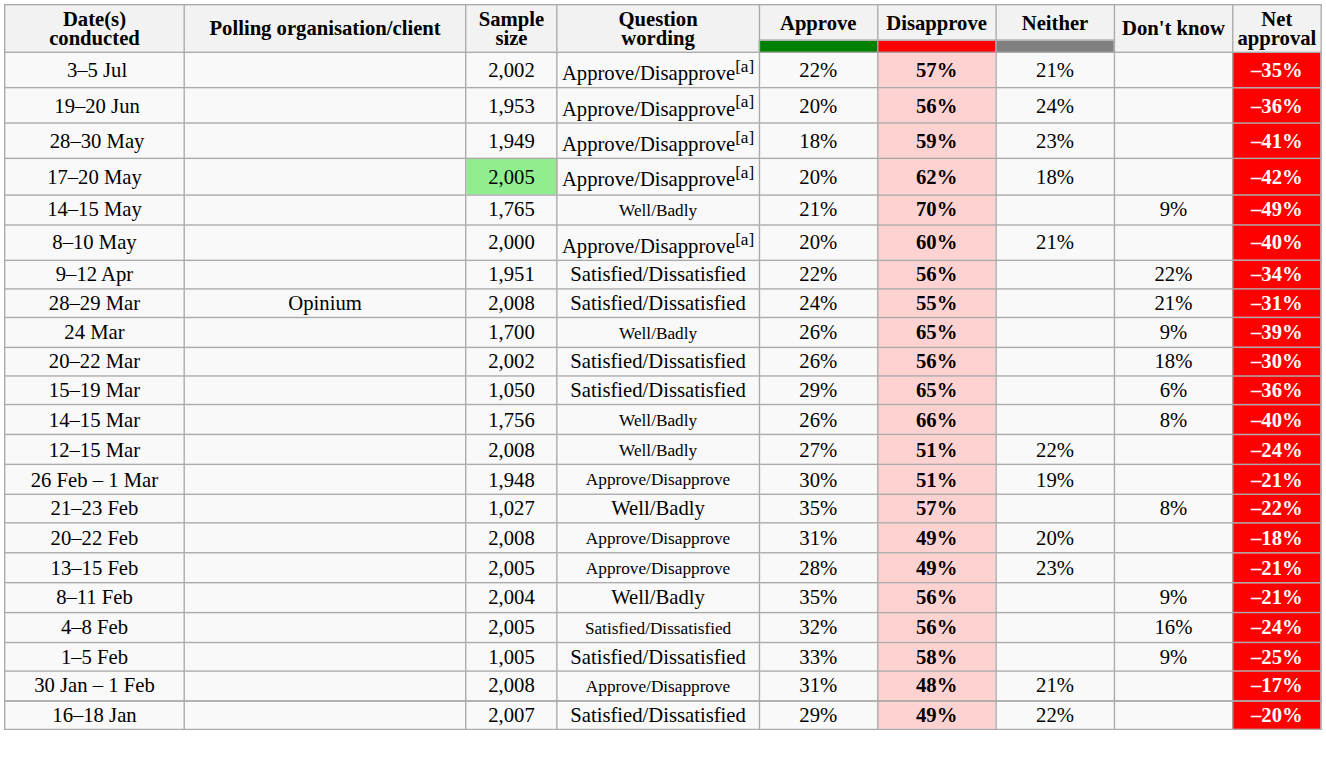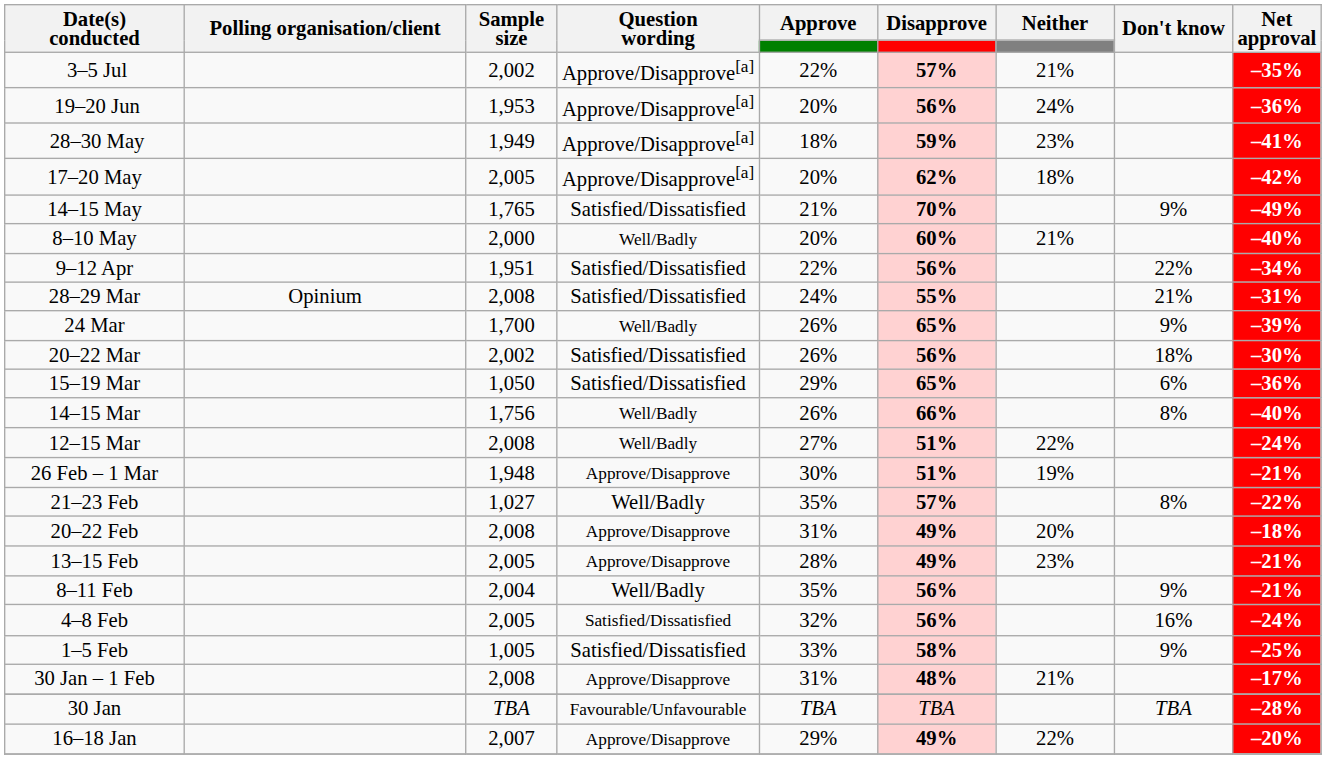(511, 176) lightgreen background -> (511, 176) no background
(658, 210) Well/Badly -> (658, 208) Satisfied/Dissatisfied
(658, 243) Approve/Disapprove[a] -> (658, 239) Well/Badly
+ row: (94, 708)
(658, 714) Satisfied/Dissatisfied -> (658, 740) Approve/Disapprove
